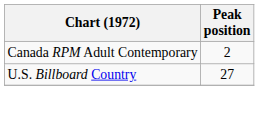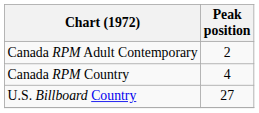+ row: (68, 74)
